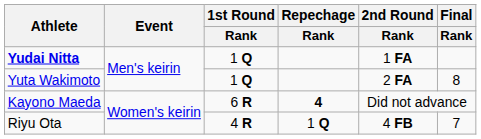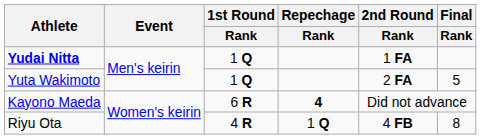(456, 80) 8 -> (456, 80) 5
(456, 124) 7 -> (456, 124) 8
